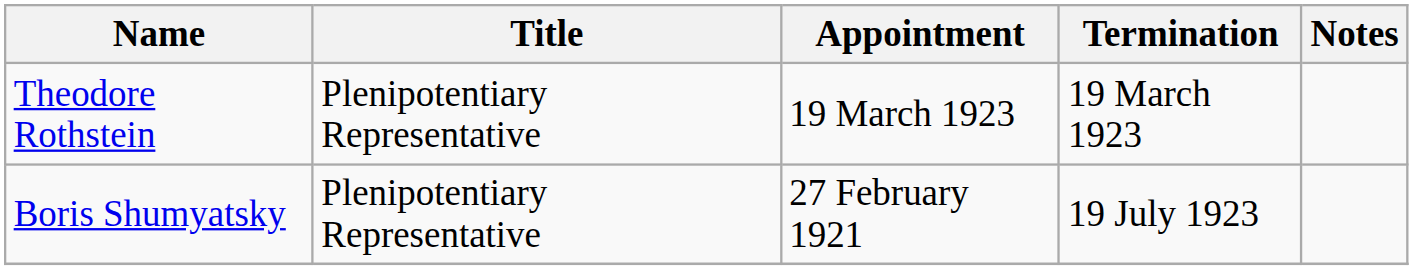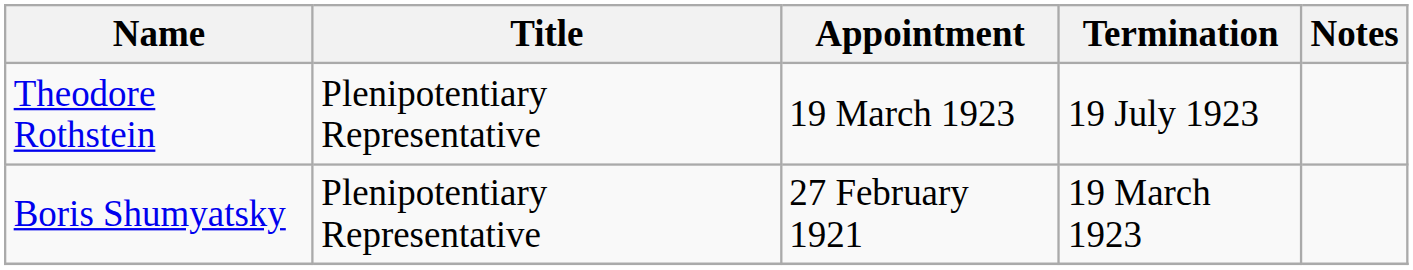(1139, 113) 19 March 1923 -> (1164, 113) 19 July 1923
(1164, 213) 19 July 1923 -> (1139, 213) 19 March 1923
